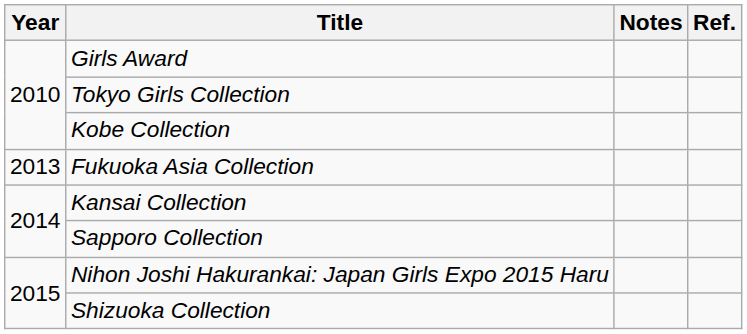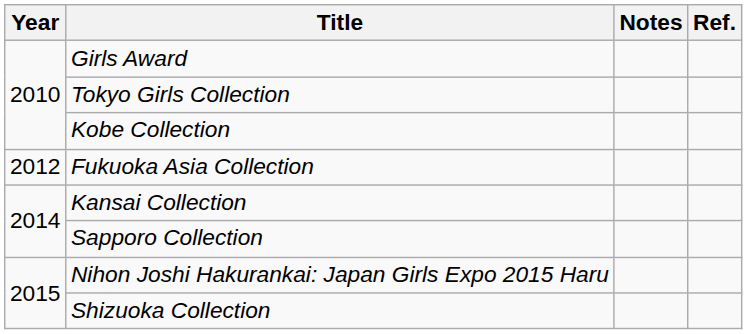(35, 166) 2013 -> (35, 166) 2012
